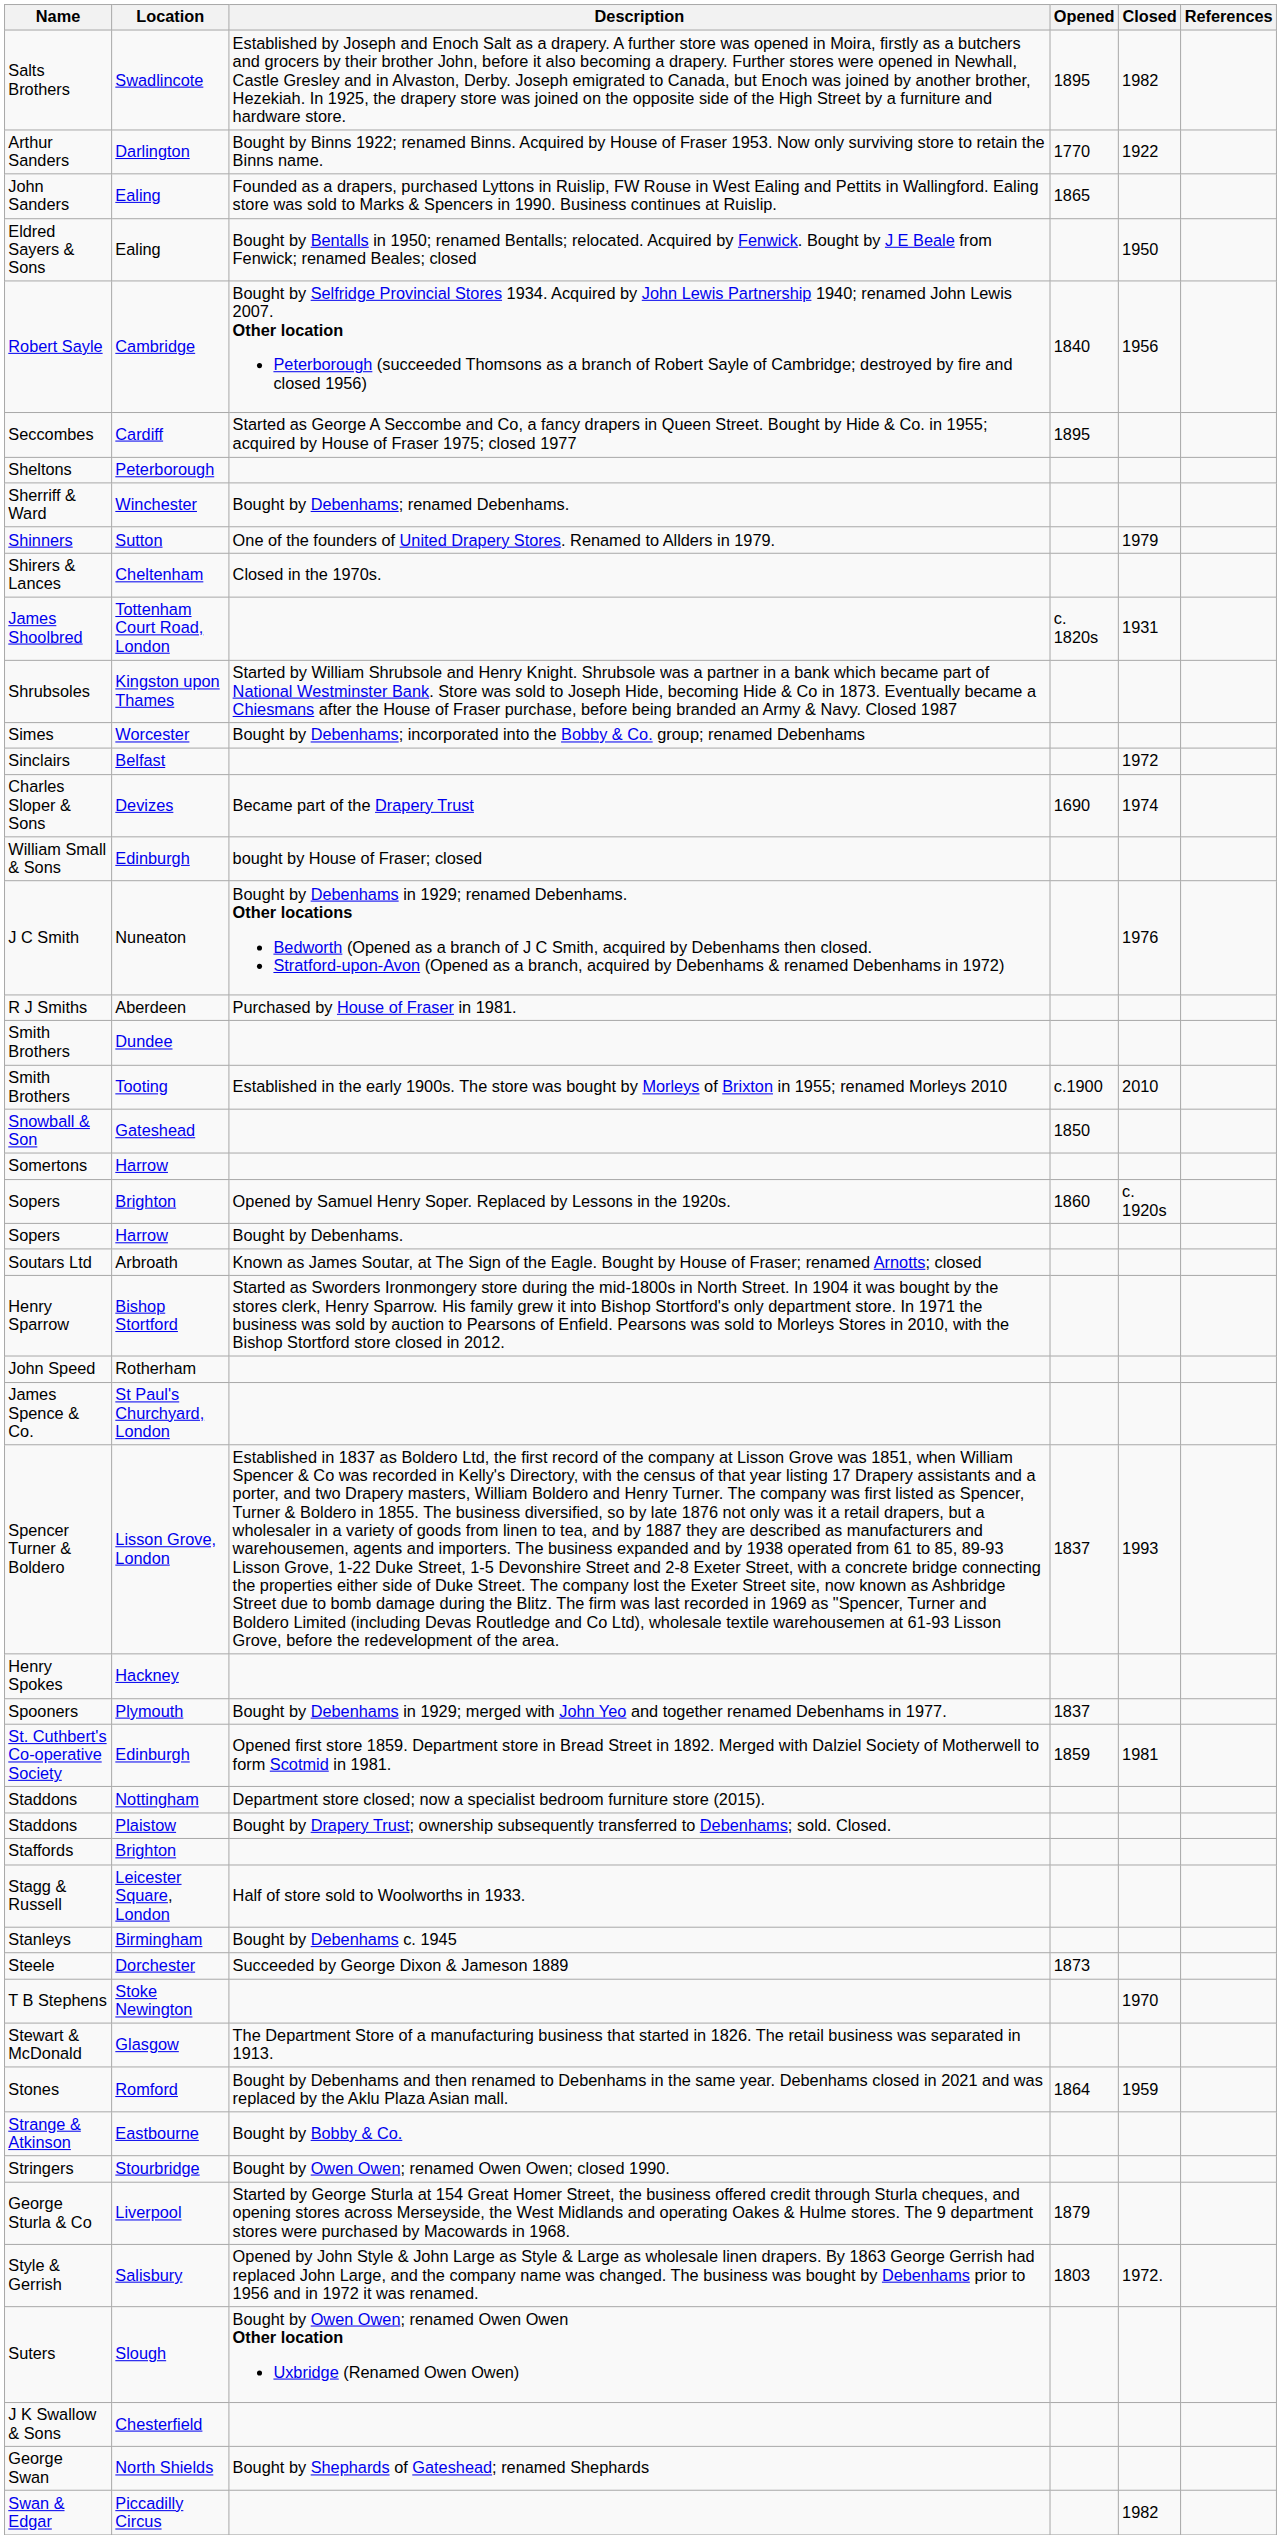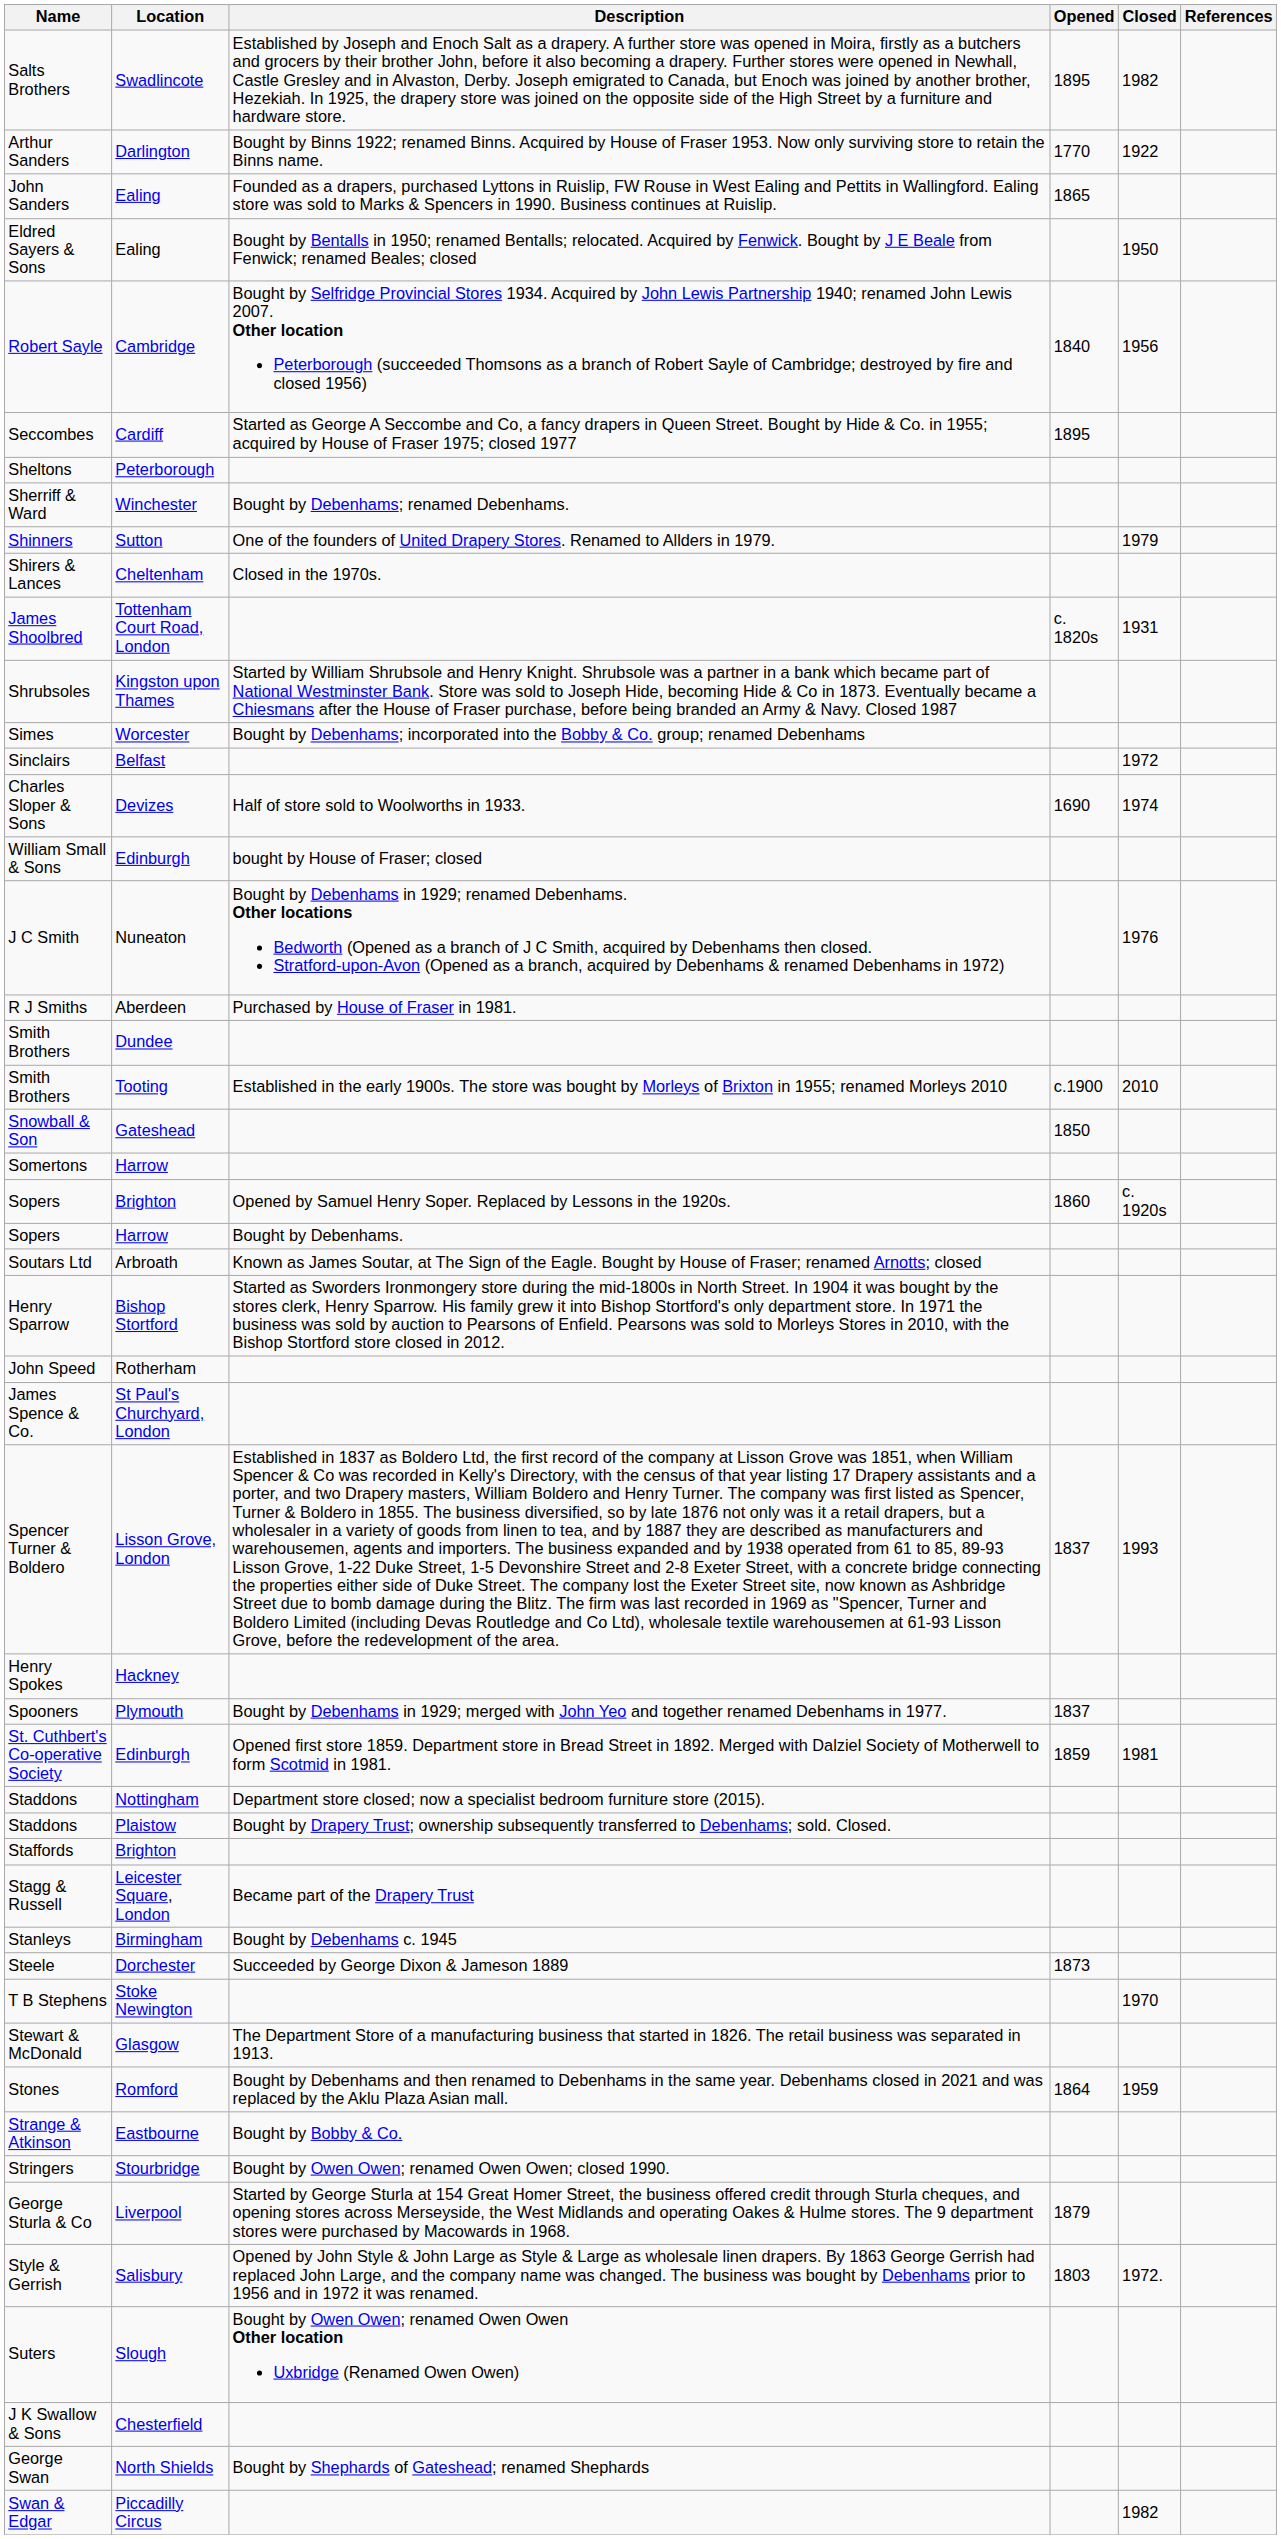(353, 805) Became part of the Drapery Trust -> (379, 805) Half of store sold to Woolworths in 1933.
(379, 1895) Half of store sold to Woolworths in 1933. -> (353, 1895) Became part of the Drapery Trust
